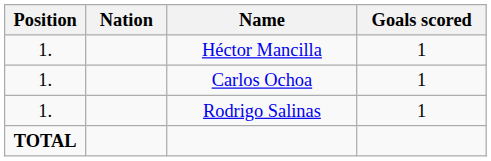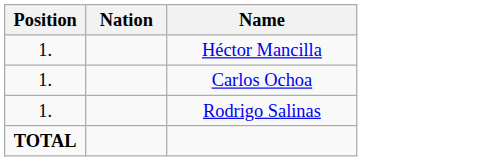- column: (422, 19)
